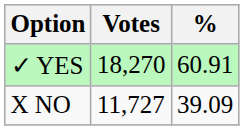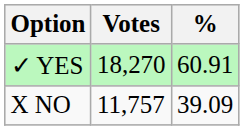(131, 105) 11,727 -> (131, 105) 11,757
